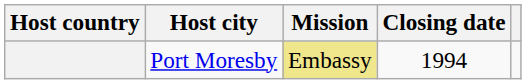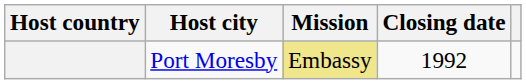(444, 59) 1994 -> (444, 59) 1992
